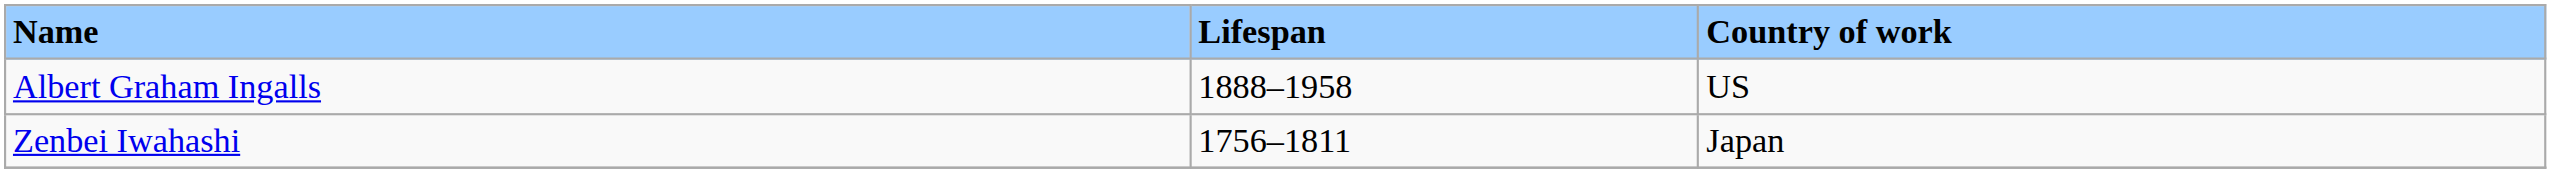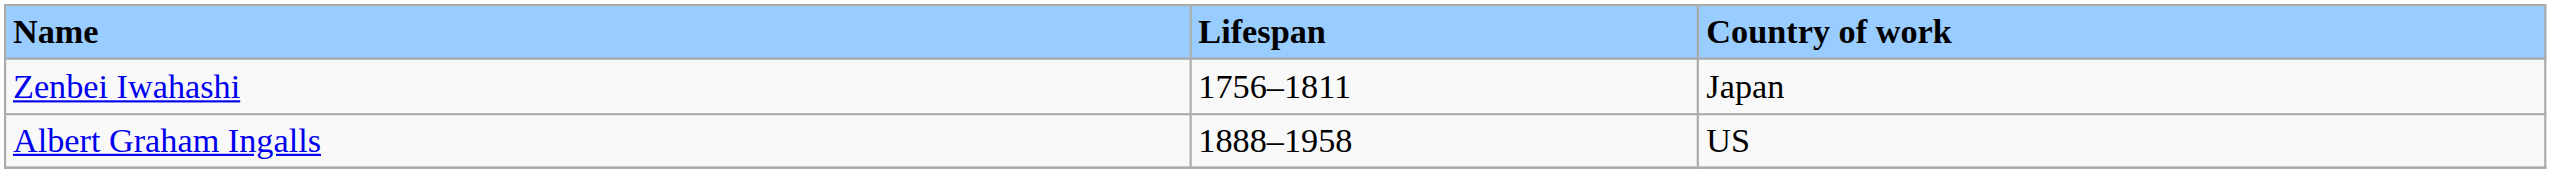rows swapped: (167, 85) <-> (127, 140)
